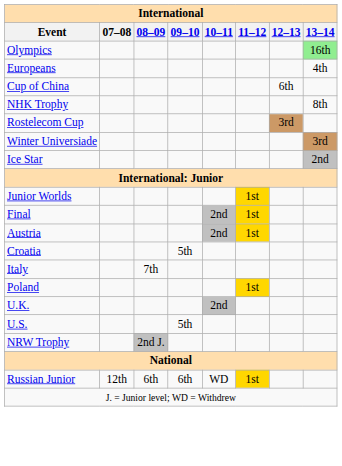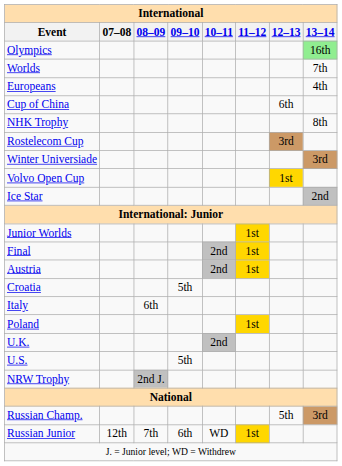+ row: (24, 68)
+ row: (46, 178)
(151, 269) 7th -> (151, 305) 6th
+ row: (45, 415)
(151, 379) 6th -> (151, 433) 7th
